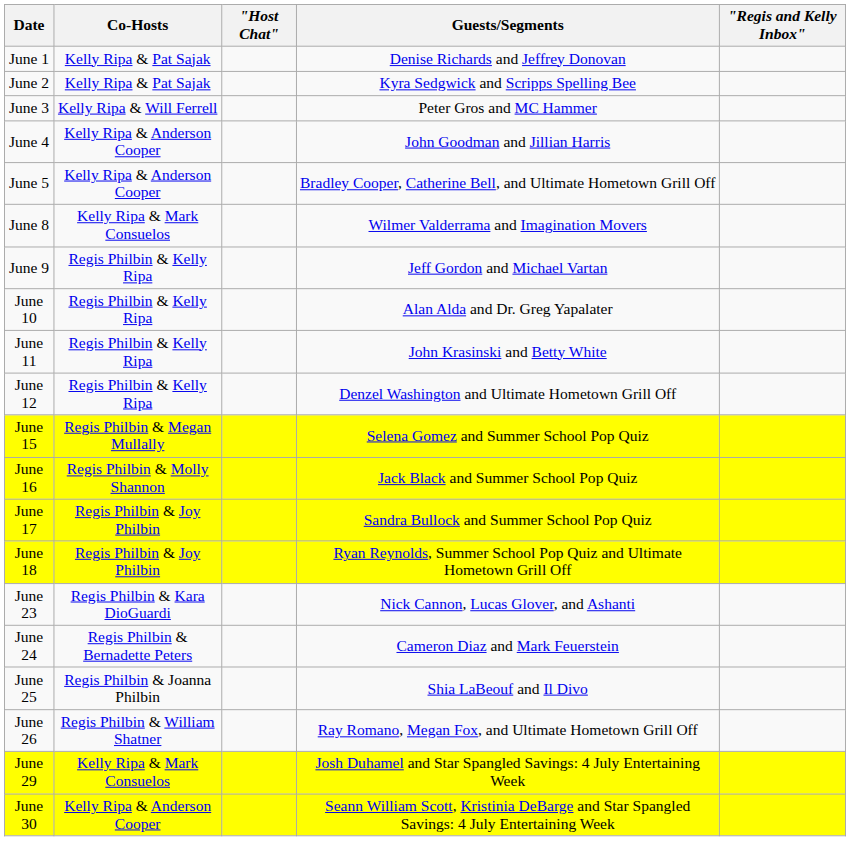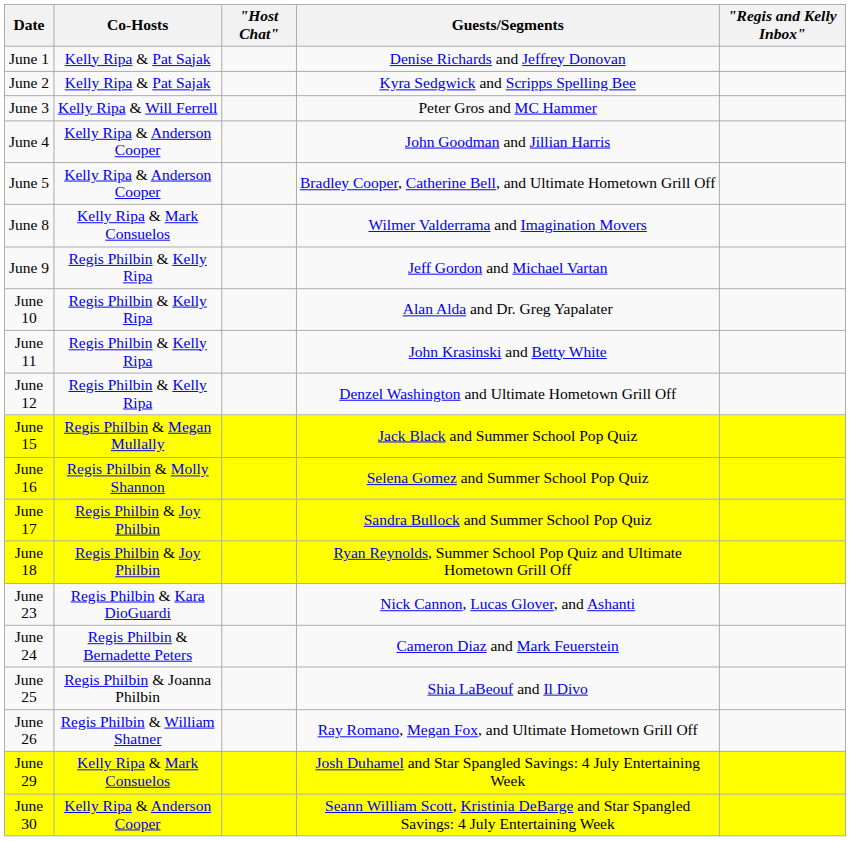(508, 435) Selena Gomez and Summer School Pop Quiz -> (508, 435) Jack Black and Summer School Pop Quiz
(508, 478) Jack Black and Summer School Pop Quiz -> (508, 478) Selena Gomez and Summer School Pop Quiz
